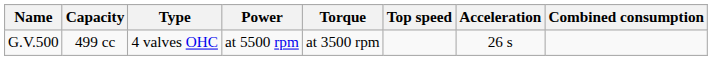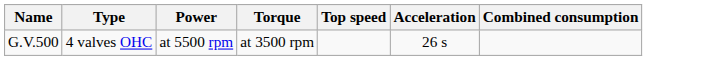- column: (95, 17)
